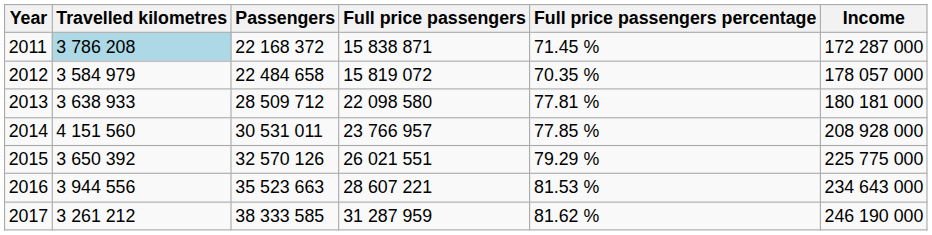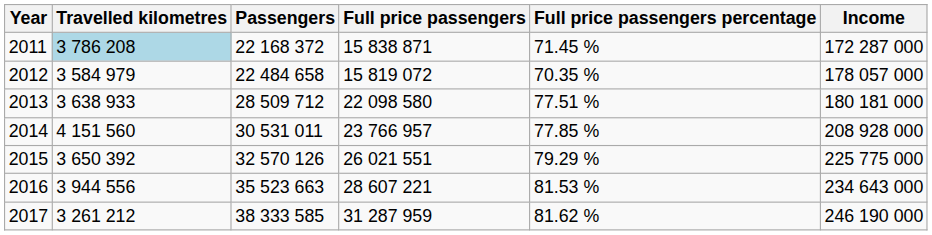(567, 103) 77.81 % -> (567, 103) 77.51 %
